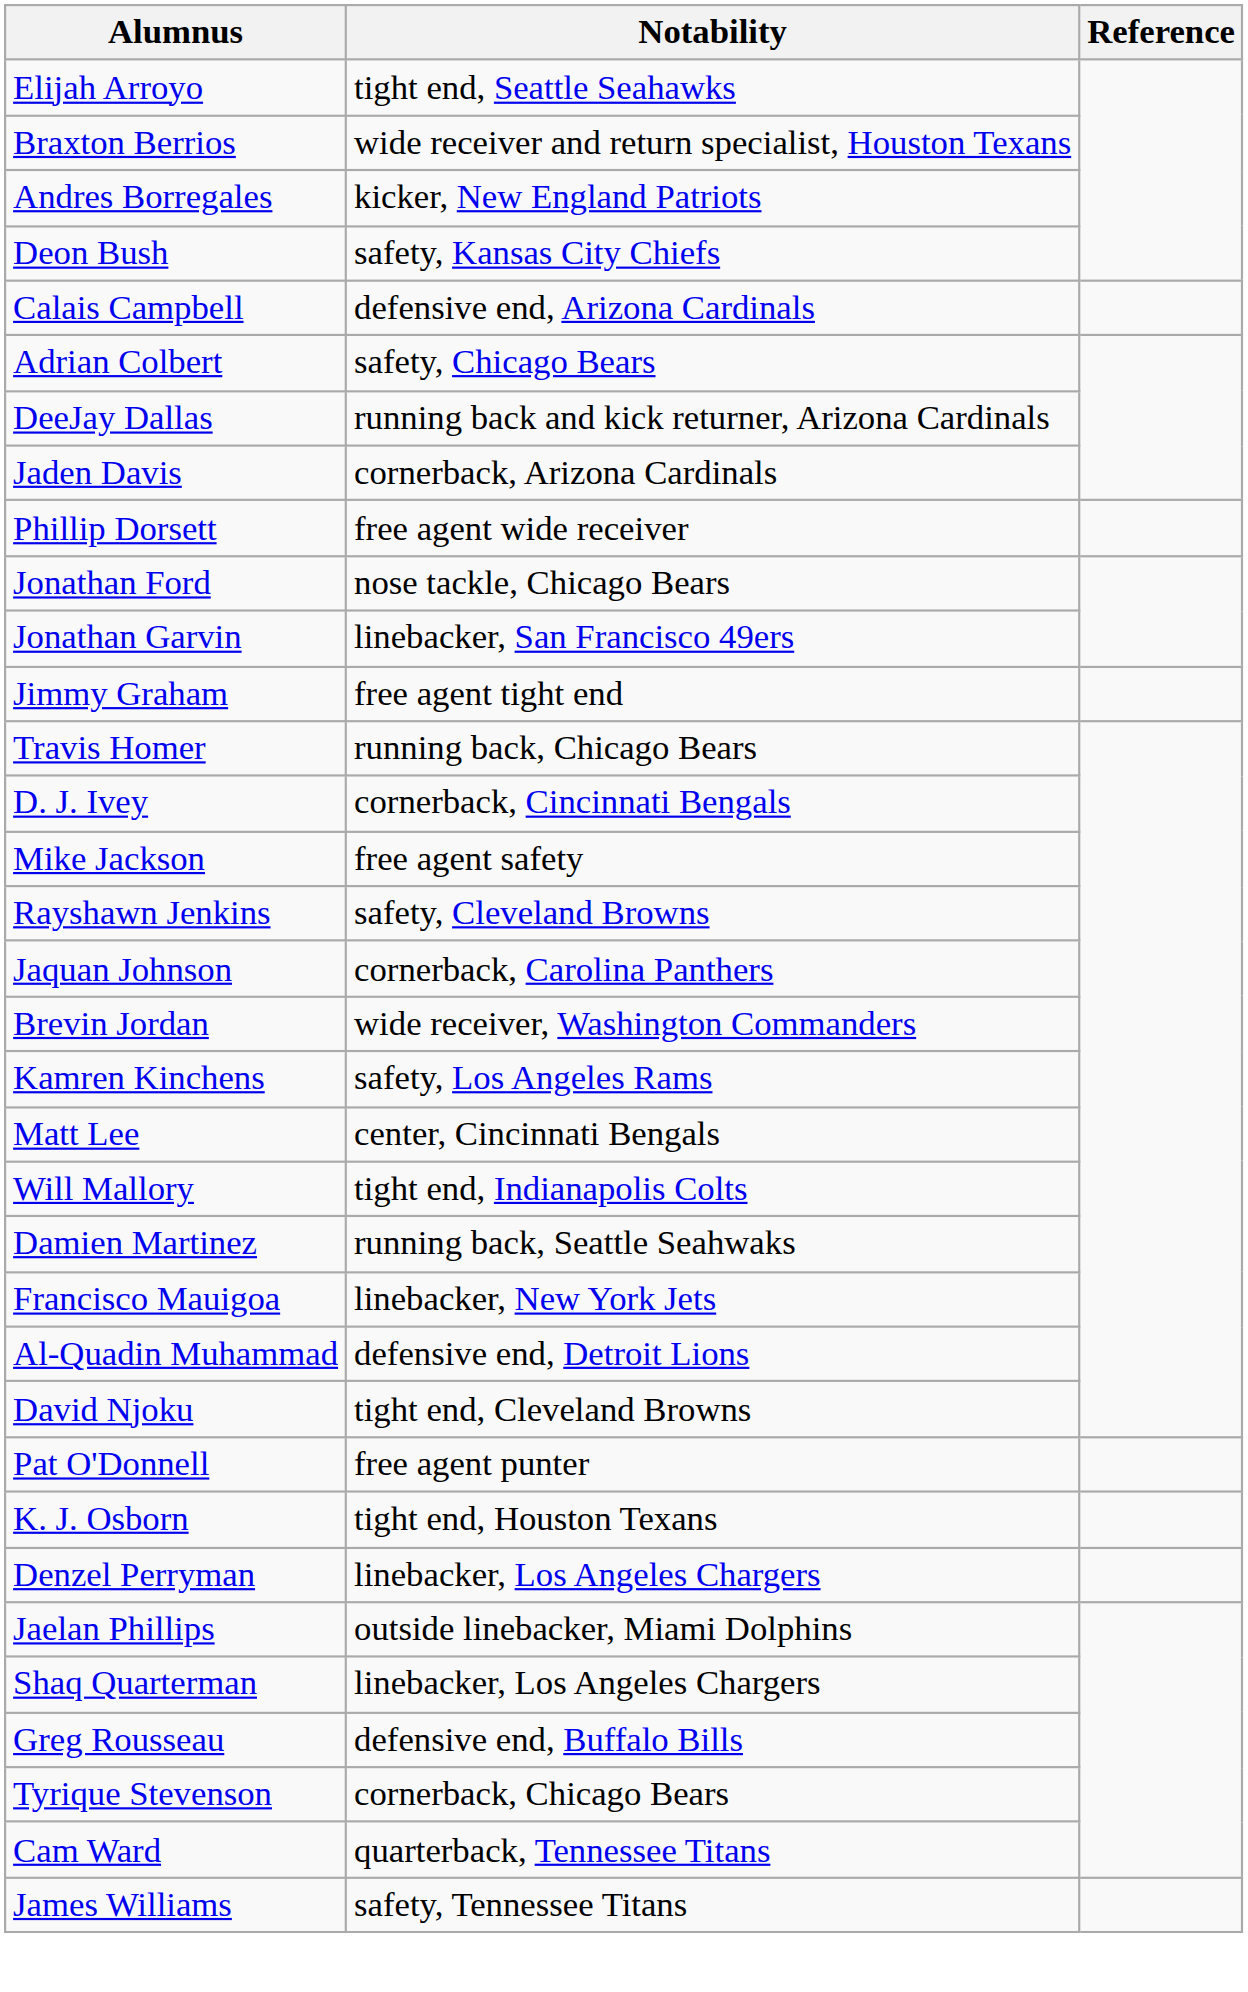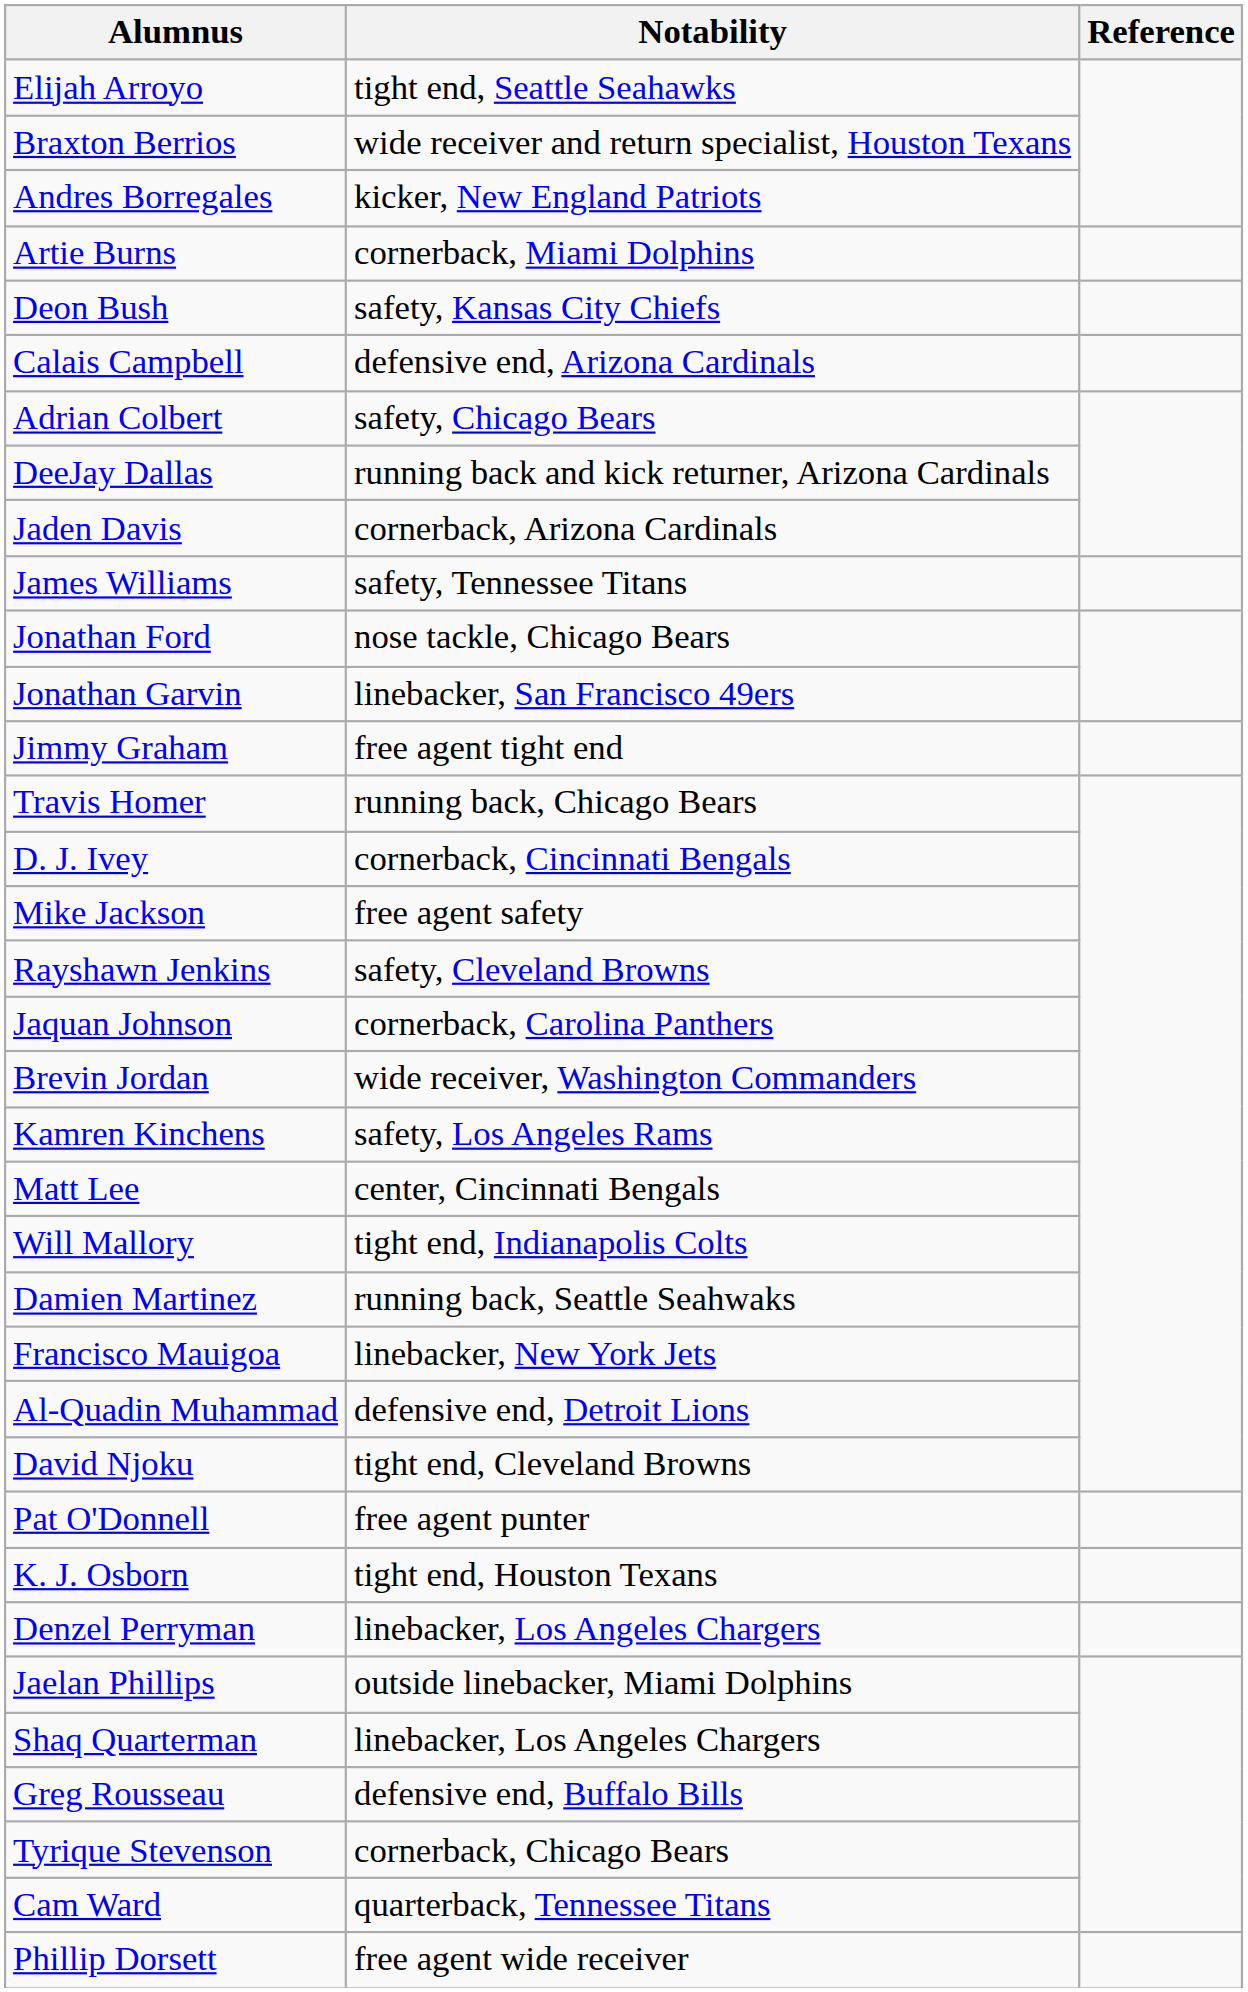+ row: (95, 252)
rows swapped: (115, 527) <-> (122, 1904)
